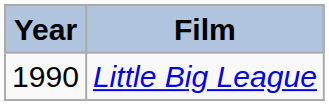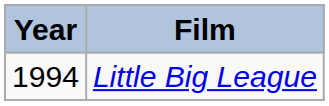(45, 77) 1990 -> (45, 77) 1994
